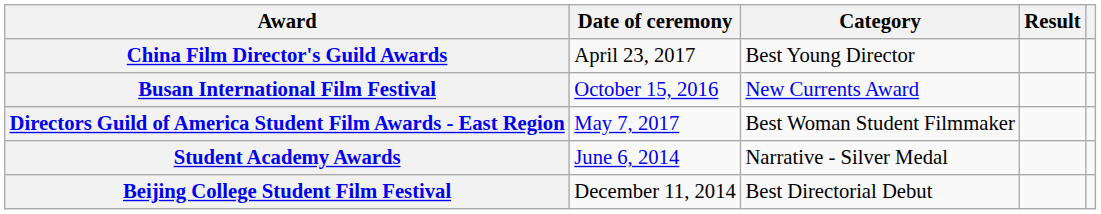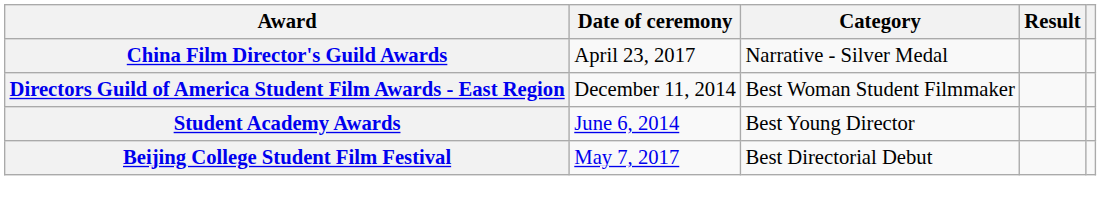(830, 55) Best Young Director -> (847, 55) Narrative - Silver Medal
- row: (287, 89)
(627, 123) May 7, 2017 -> (655, 89) December 11, 2014
(847, 158) Narrative - Silver Medal -> (830, 123) Best Young Director
(655, 192) December 11, 2014 -> (627, 158) May 7, 2017
